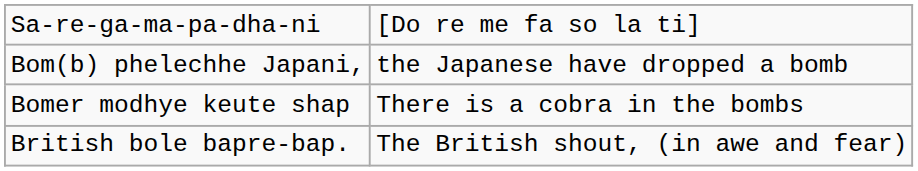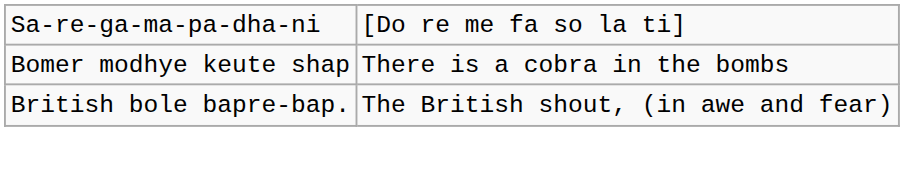- row: (188, 65)
